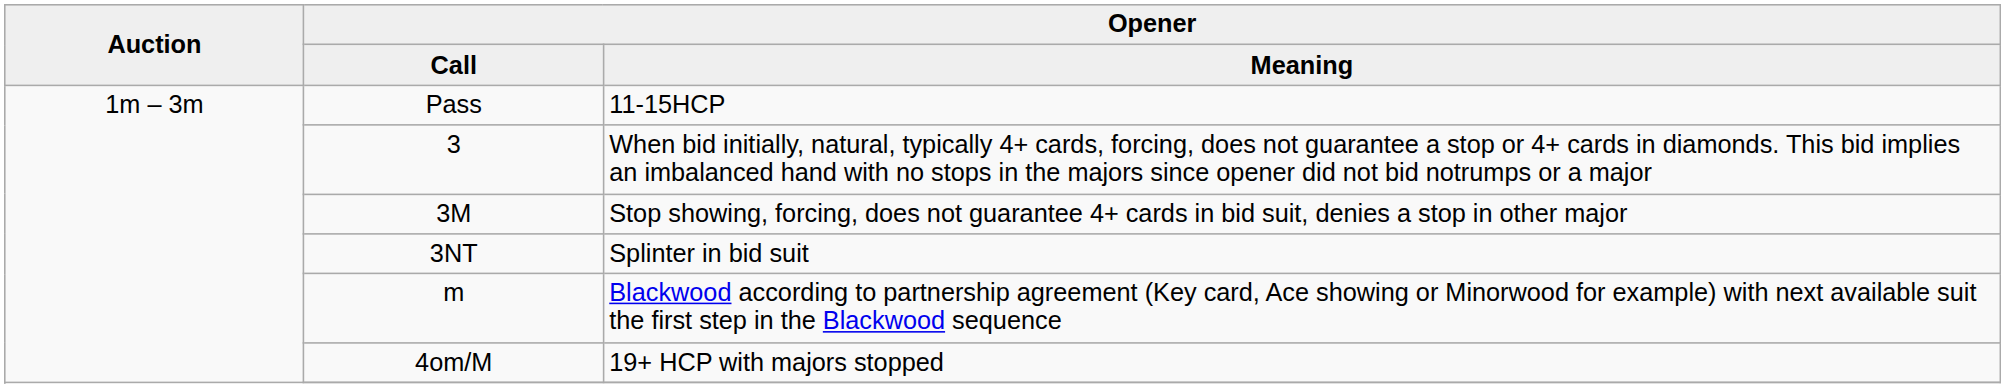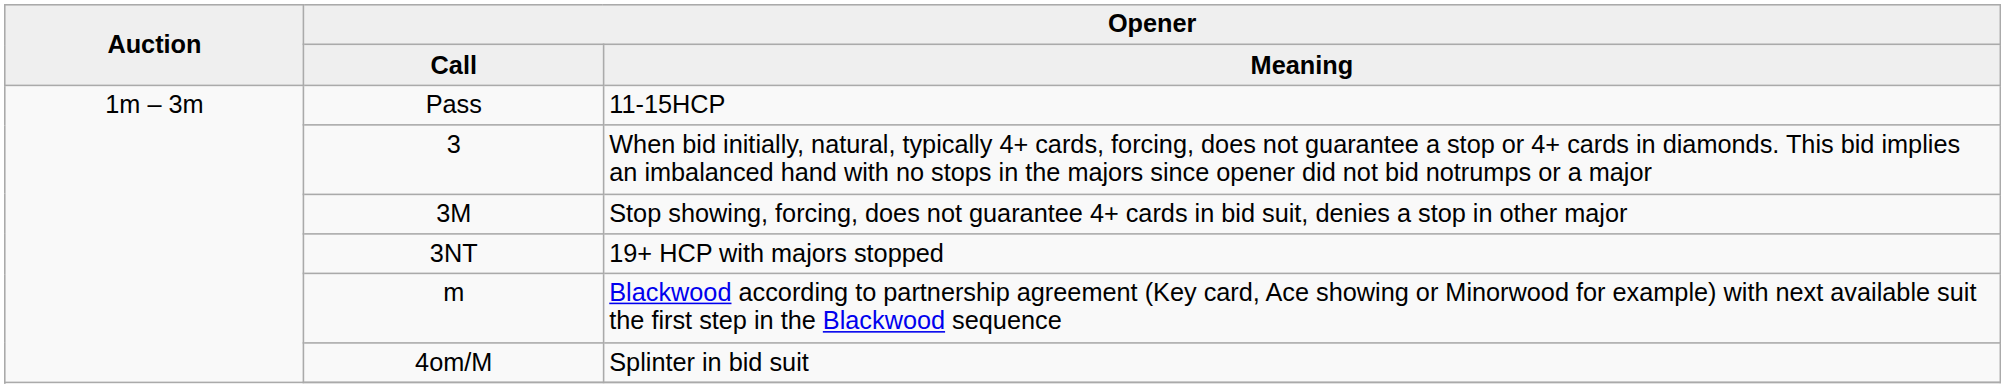(709, 253) Splinter in bid suit -> (777, 253) 19+ HCP with majors stopped
(777, 362) 19+ HCP with majors stopped -> (709, 362) Splinter in bid suit
